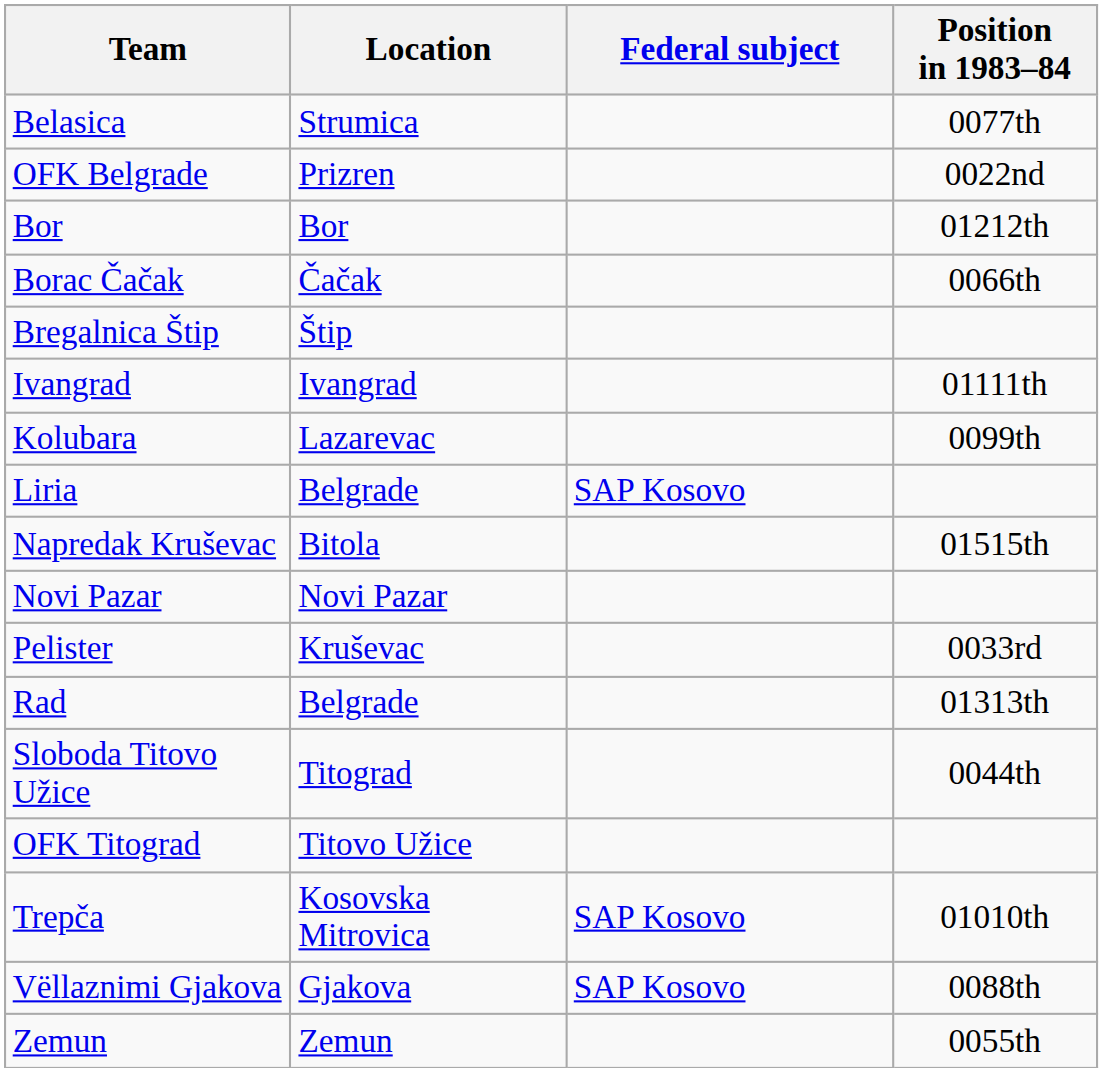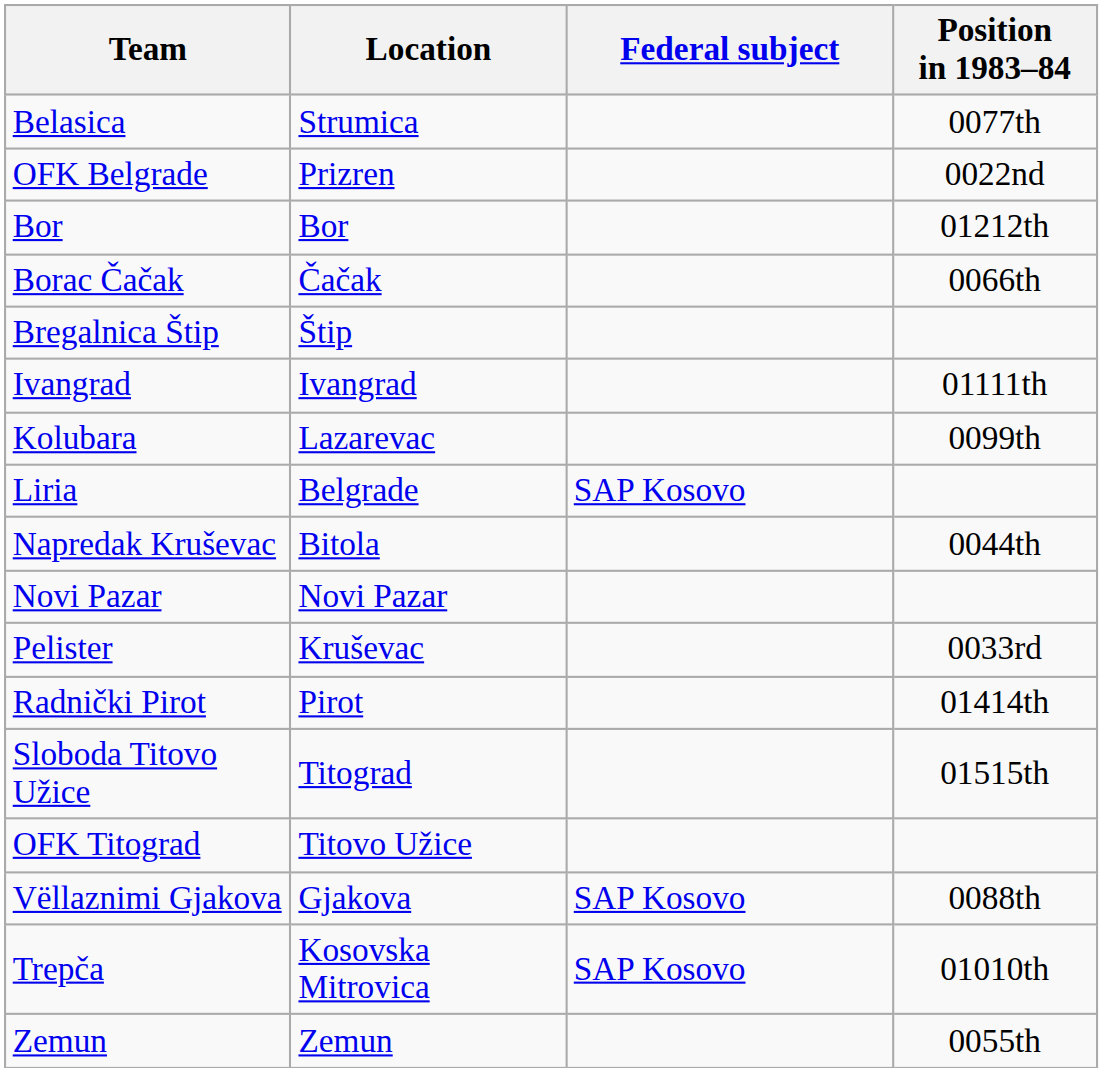(995, 543) 01515th -> (995, 543) 0044th
- row: (40, 701)
+ row: (109, 701)
(995, 773) 0044th -> (995, 773) 01515th
rows swapped: (58, 916) <-> (147, 987)
